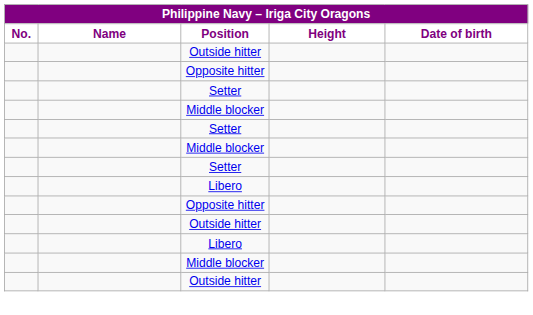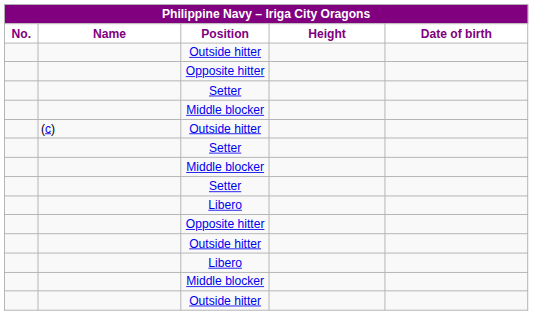+ row: (48, 129)
